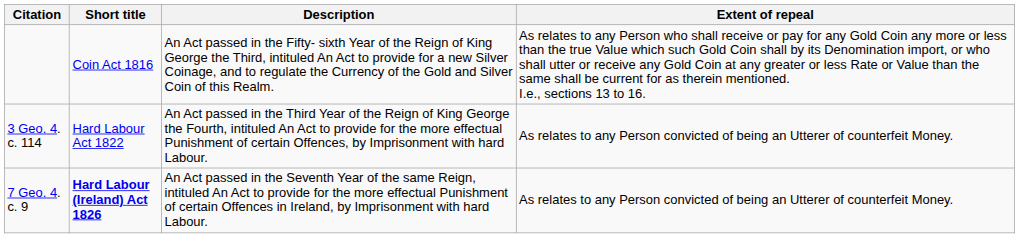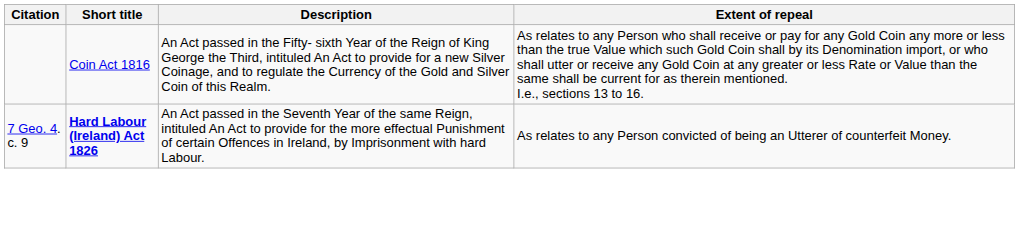- row: (34, 136)
